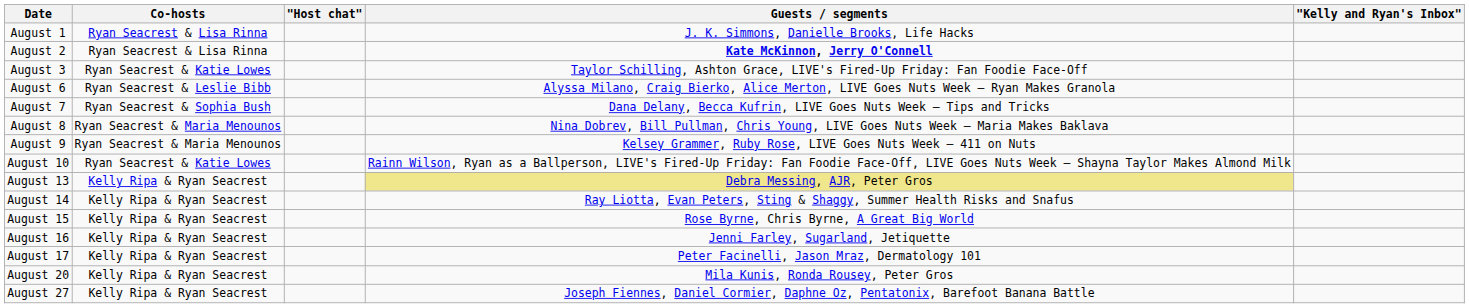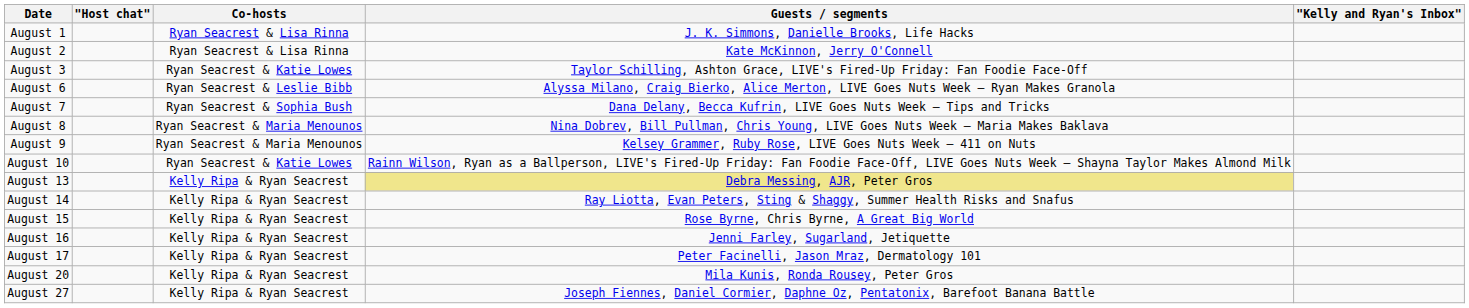columns swapped: (178, 14) <-> (325, 14)
(829, 51) bold -> (829, 51) normal
